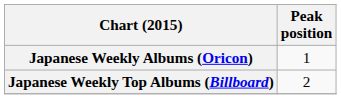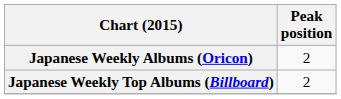(307, 57) 1 -> (307, 57) 2
